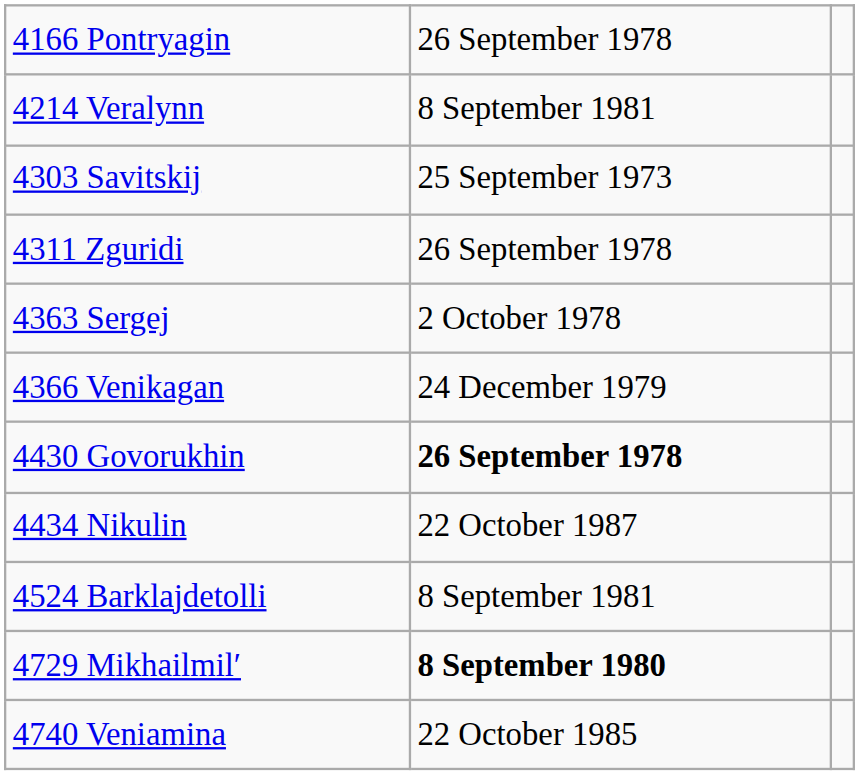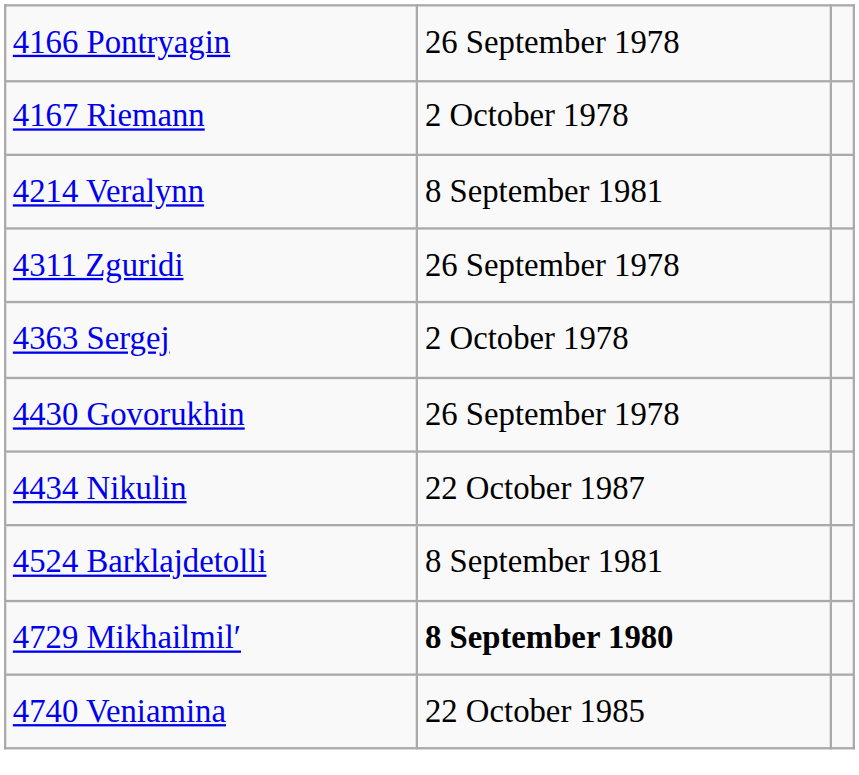+ row: (109, 116)
- row: (107, 178)
- row: (118, 386)
(550, 455) bold -> (552, 413) normal
